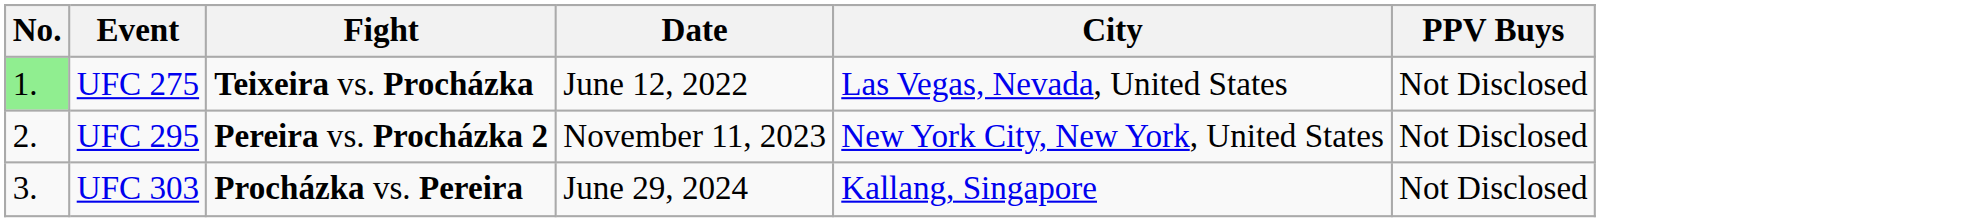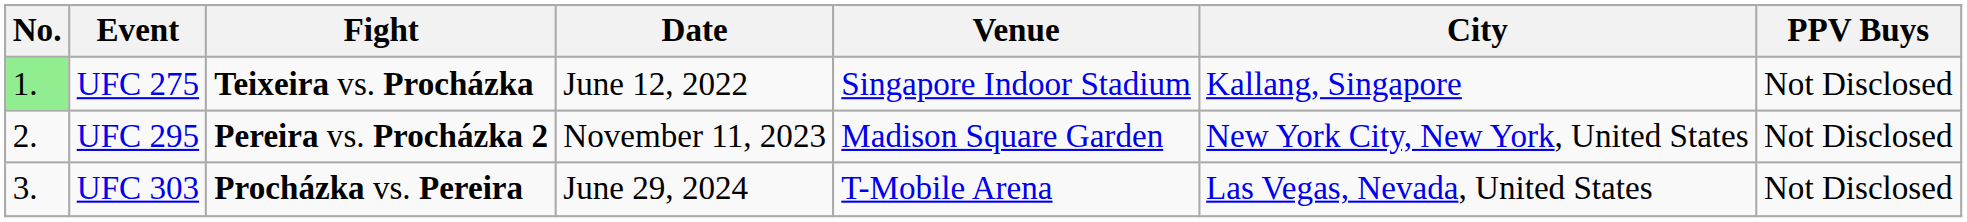+ column: (1016, 30)
(1064, 83) Las Vegas, Nevada, United States -> (1334, 83) Kallang, Singapore
(969, 188) Kallang, Singapore -> (1429, 188) Las Vegas, Nevada, United States
